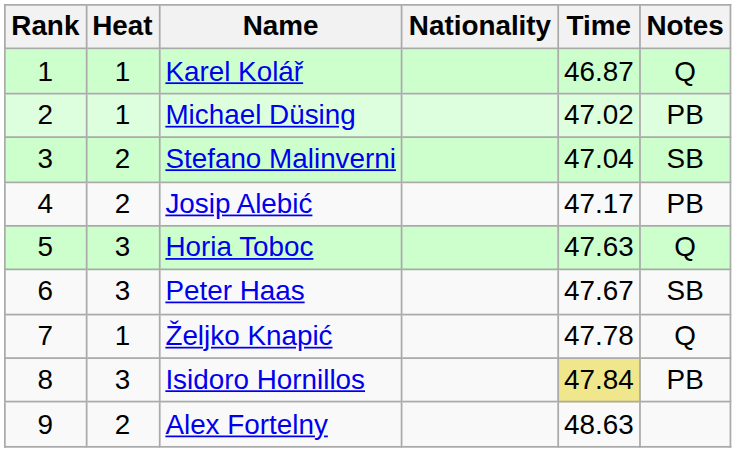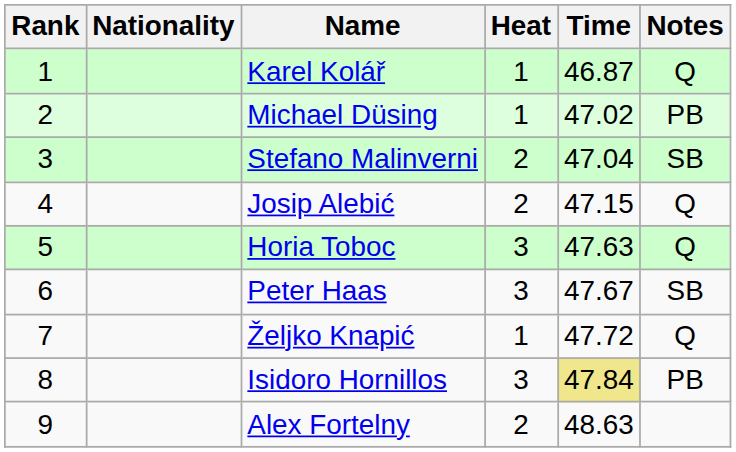columns swapped: (122, 26) <-> (480, 26)
(599, 203) 47.17 -> (599, 203) 47.15
(685, 203) PB -> (685, 203) Q
(599, 335) 47.78 -> (599, 335) 47.72
